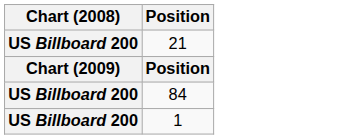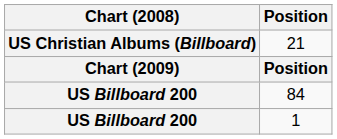(73, 43) US Billboard 200 -> (132, 43) US Christian Albums (Billboard)
